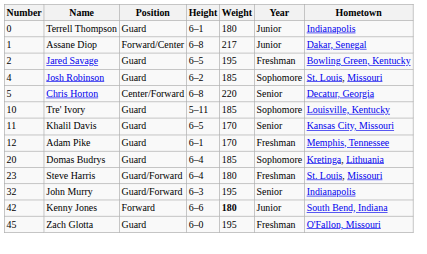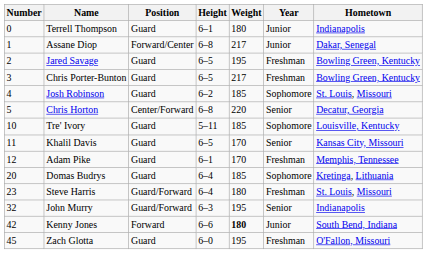+ row: (86, 77)
